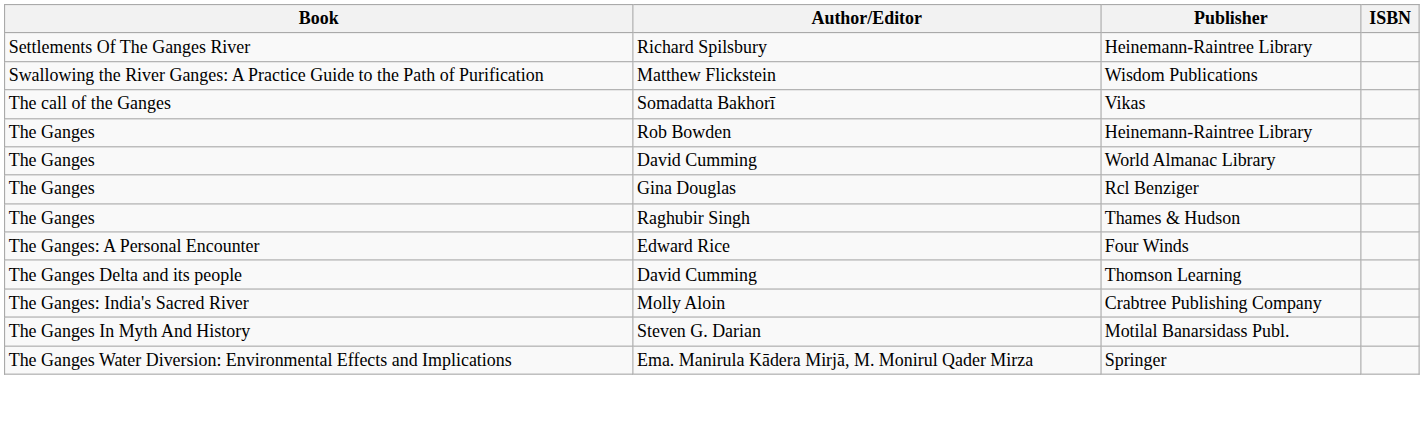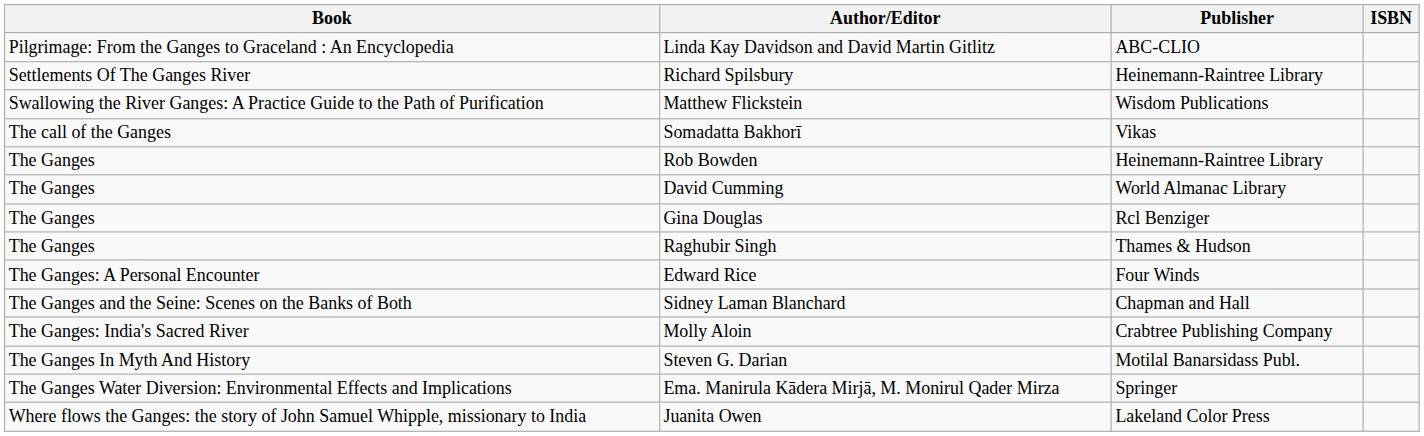+ row: (829, 47)
+ row: (754, 302)
- row: (697, 274)
+ row: (712, 416)
